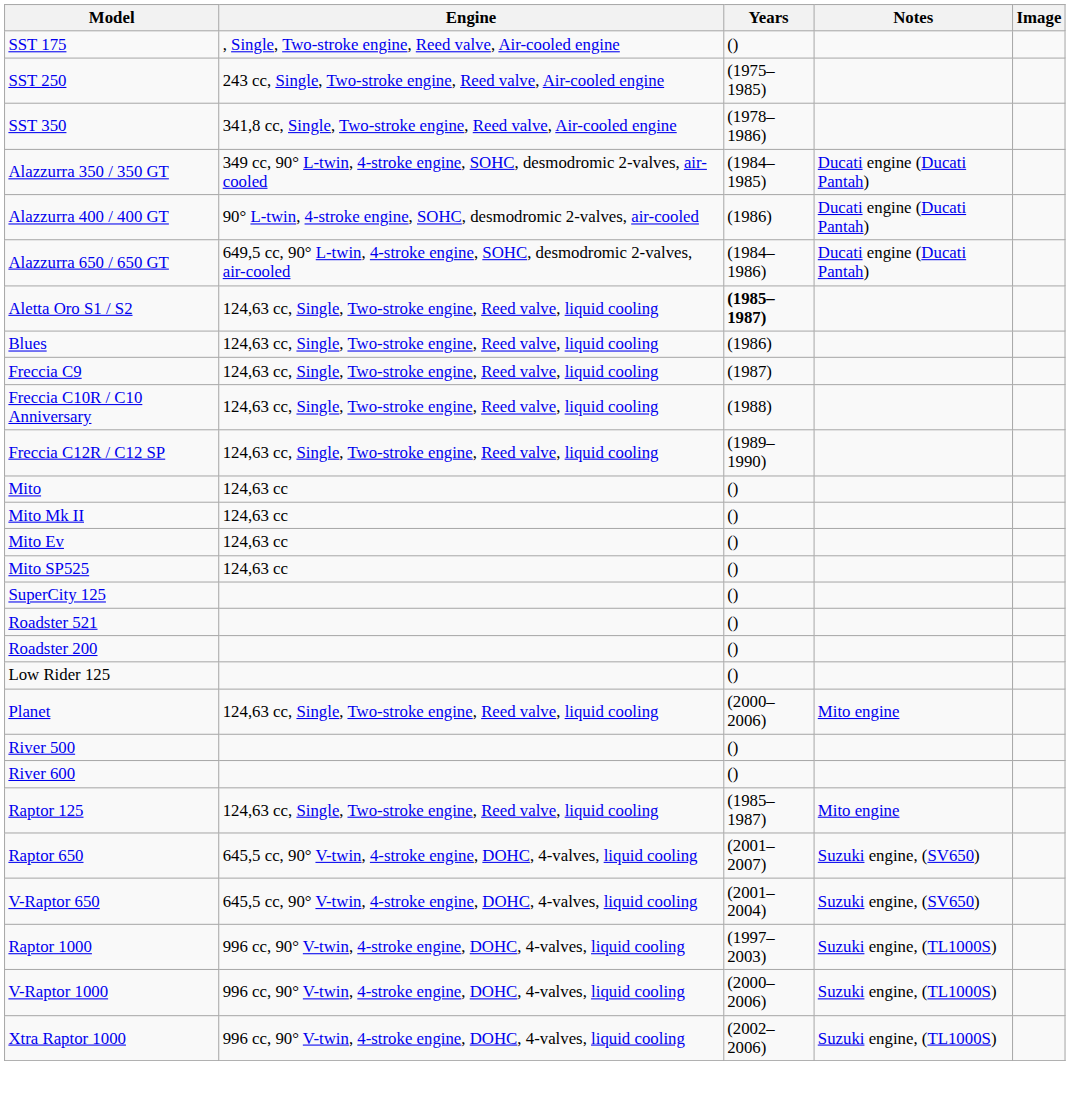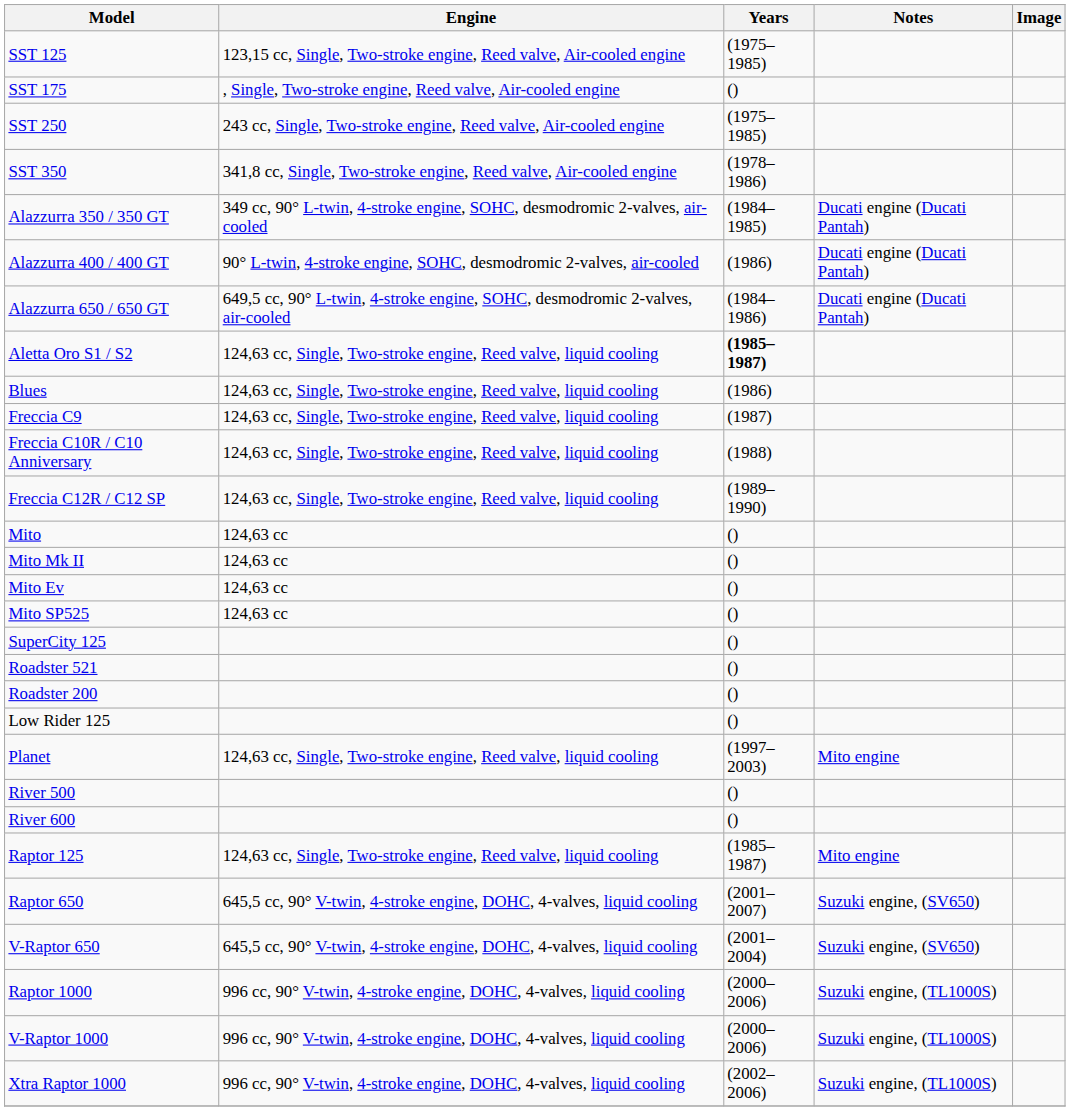+ row: (37, 53)
(751, 711) (2000–2006) -> (751, 756) (1997–2003)
(751, 946) (1997–2003) -> (751, 992) (2000–2006)
